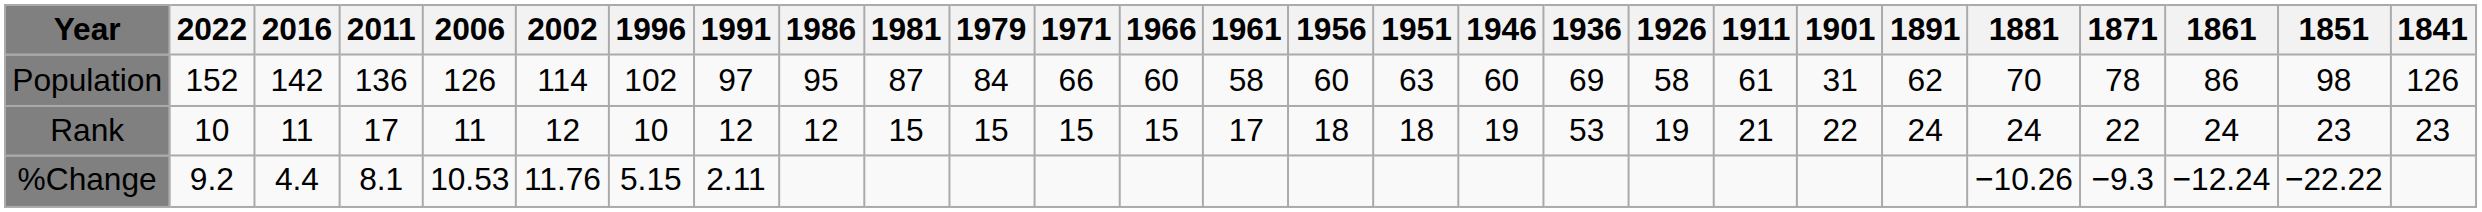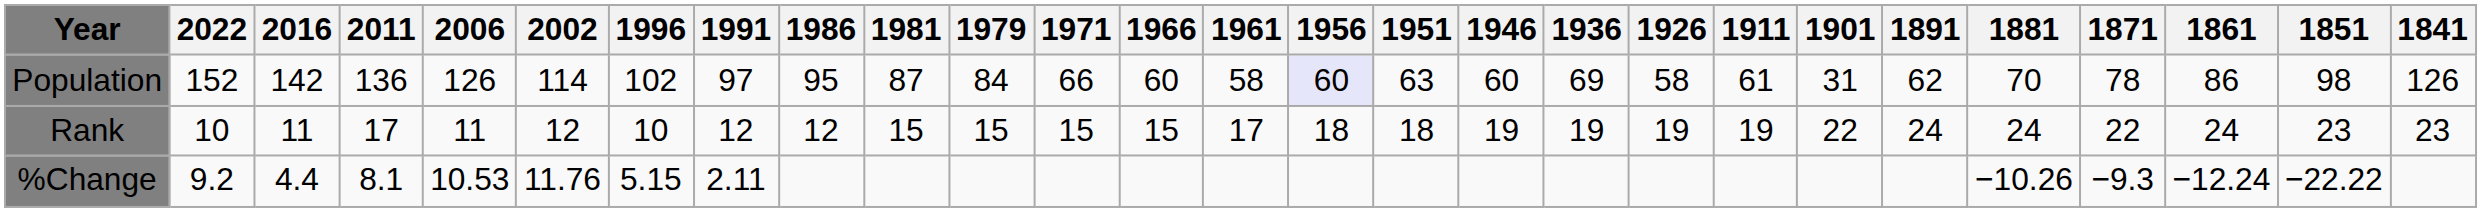(1331, 79) no background -> (1331, 79) lavender background
(1587, 130) 53 -> (1587, 130) 19
(1756, 130) 21 -> (1756, 130) 19
